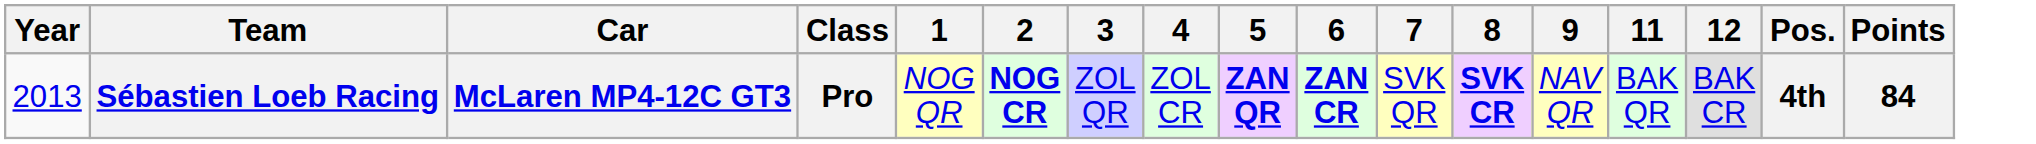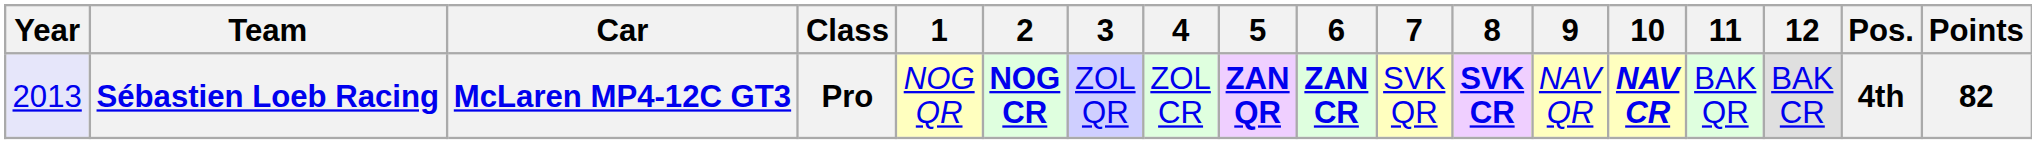+ column: (1648, 29)
(47, 96) no background -> (47, 96) lavender background
(1898, 96) 84 -> (1976, 96) 82
